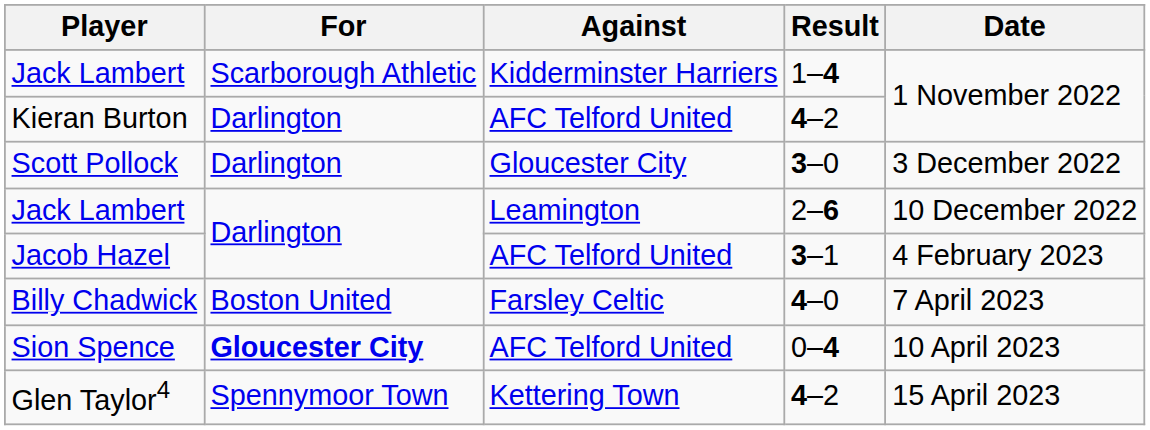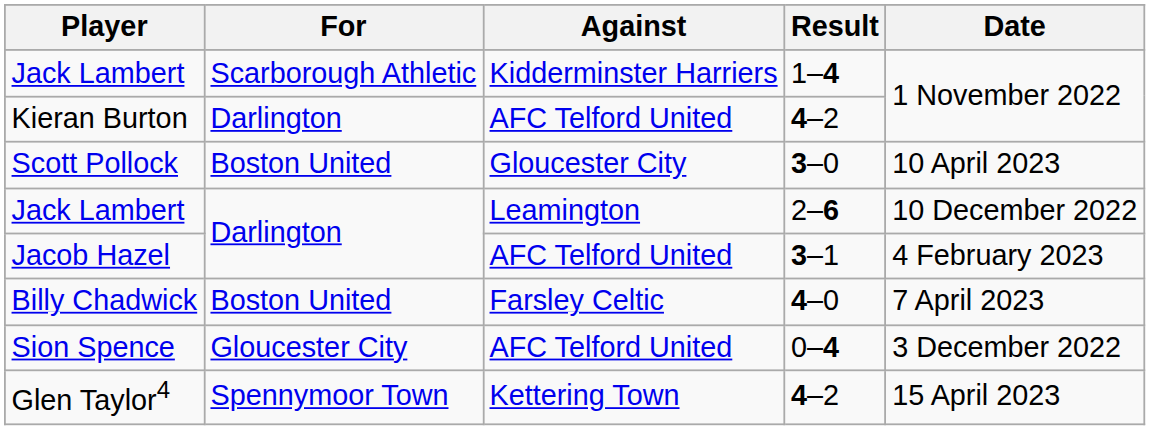(276, 164) Darlington -> (301, 164) Boston United
(1007, 164) 3 December 2022 -> (976, 164) 10 April 2023
(317, 347) bold -> (309, 347) normal
(976, 347) 10 April 2023 -> (1007, 347) 3 December 2022
